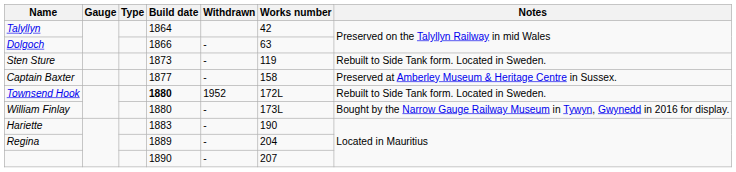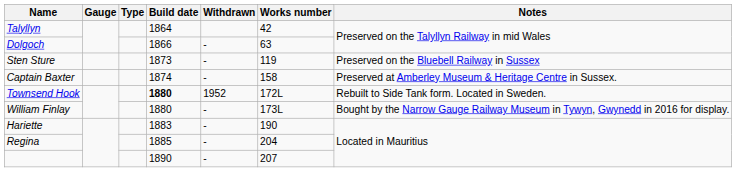(441, 61) Rebuilt to Side Tank form. Located in Sweden. -> (438, 61) Preserved on the Bluebell Railway in Sussex
(160, 77) 1877 -> (160, 77) 1874
(160, 142) 1889 -> (160, 142) 1885
